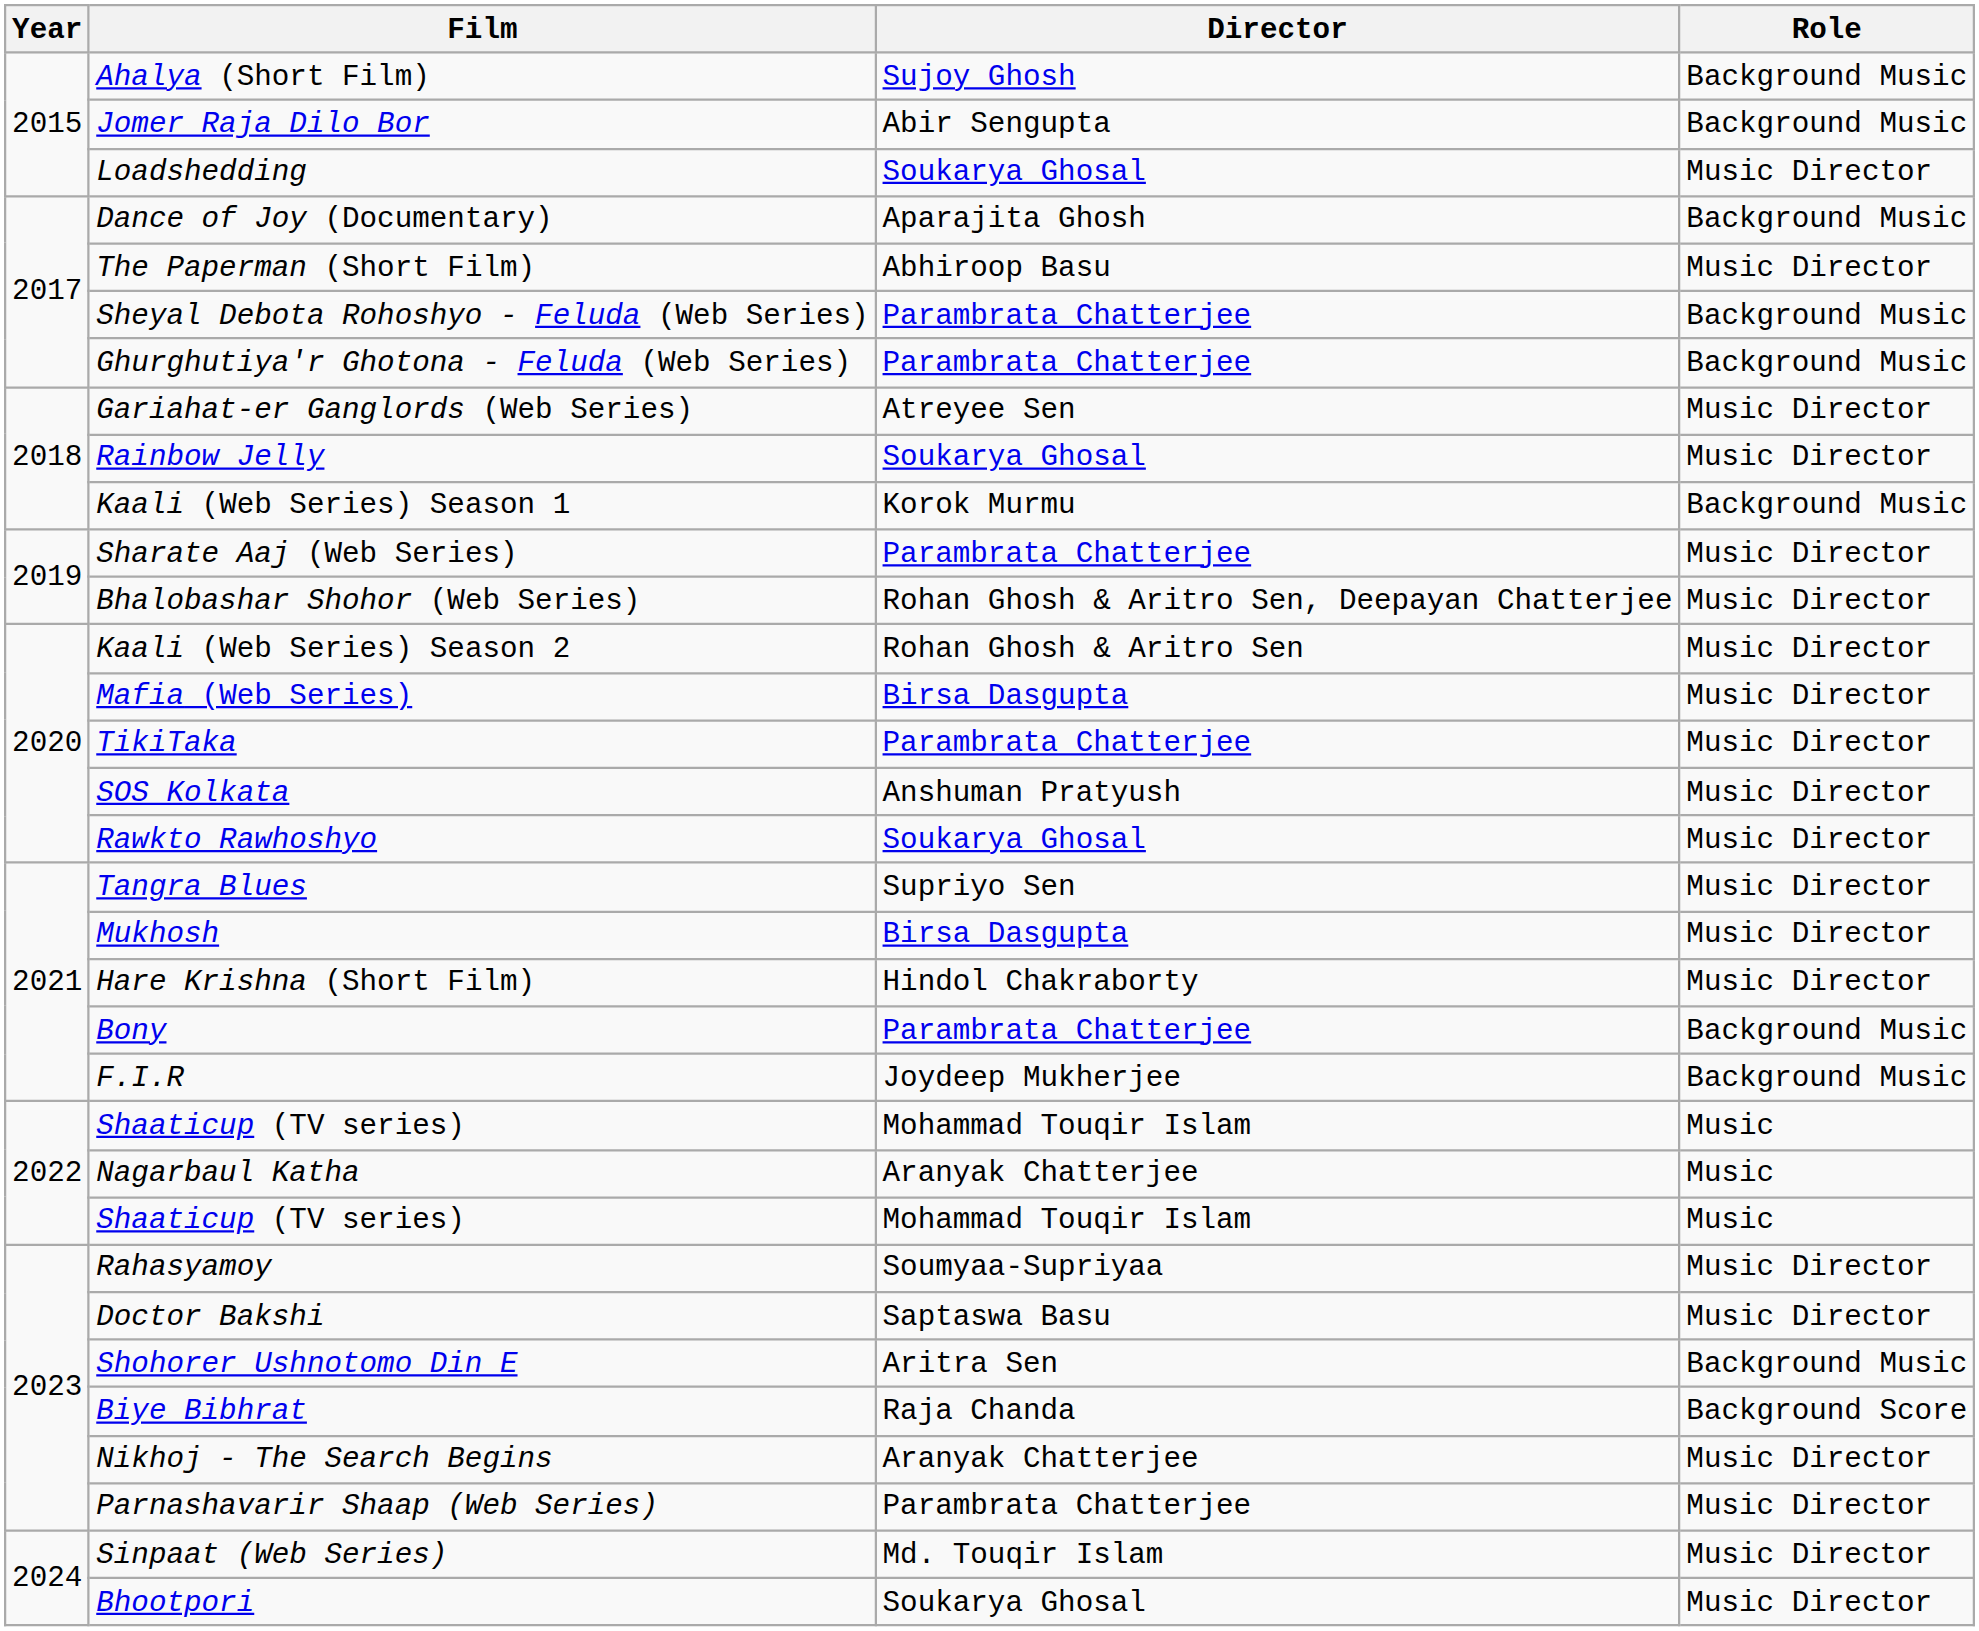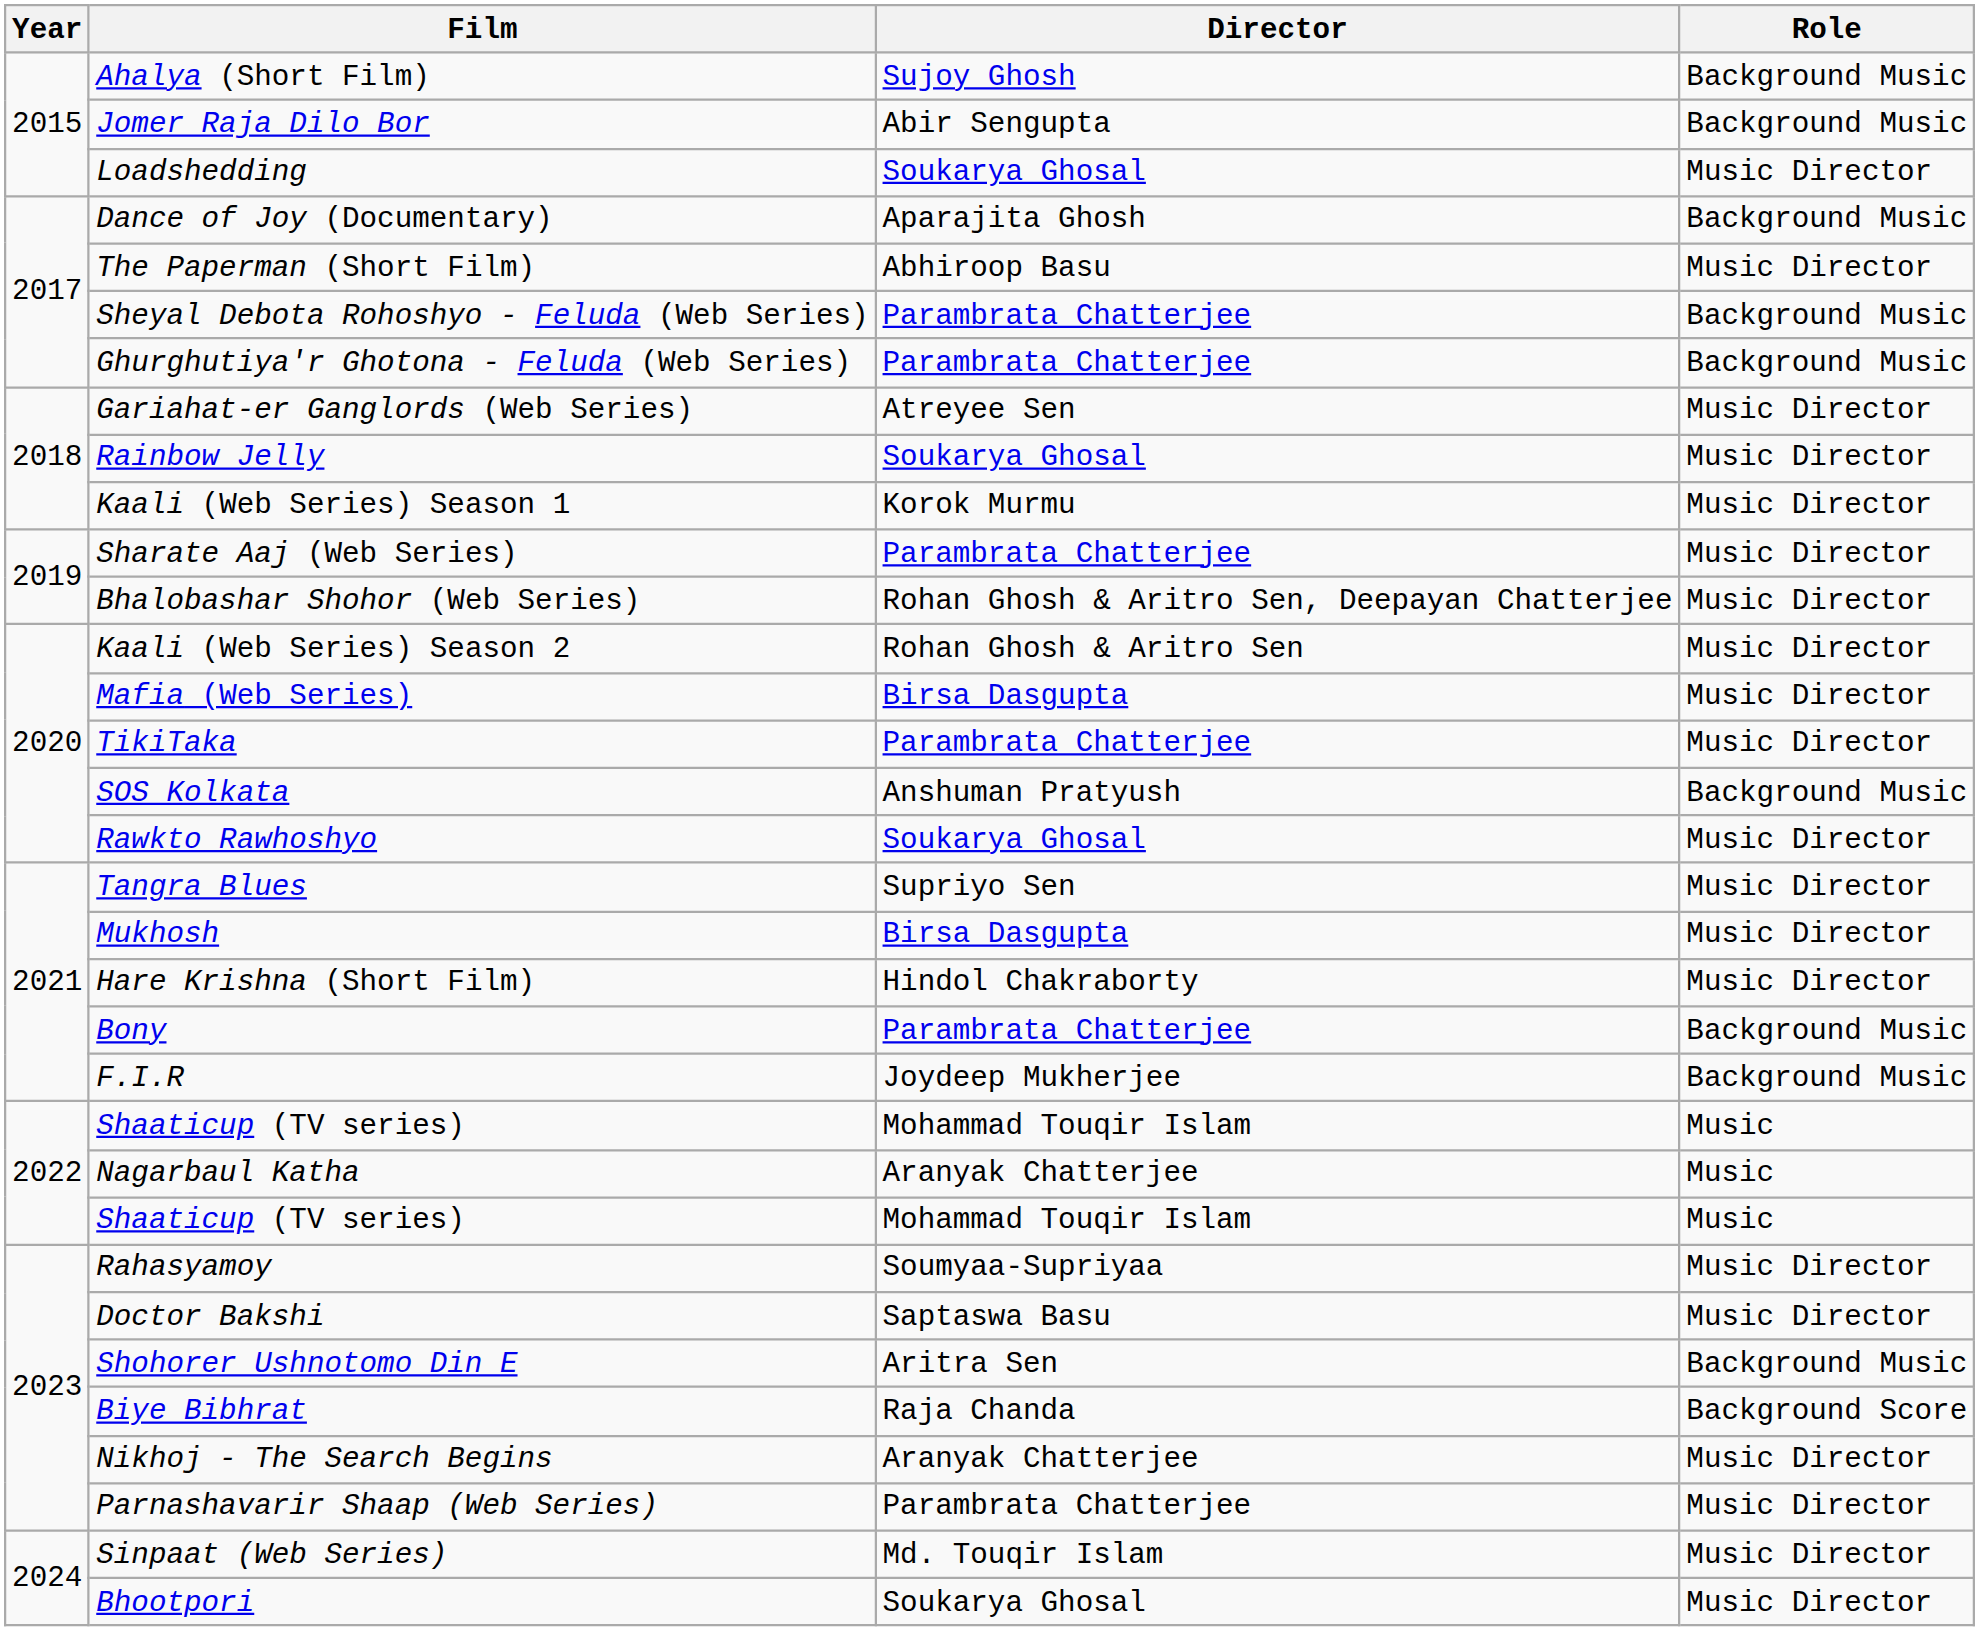(1827, 506) Background Music -> (1809, 506) Music Director
(1809, 792) Music Director -> (1827, 792) Background Music
